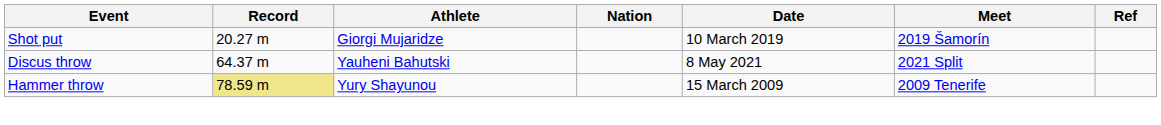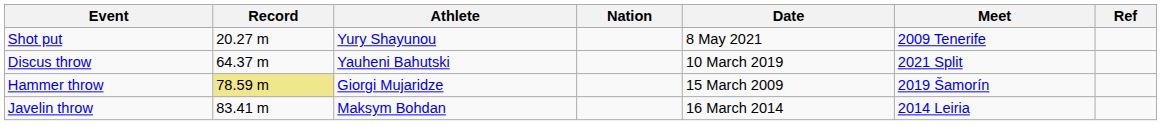(390, 39) Giorgi Mujaridze -> (387, 39) Yury Shayunou
(735, 39) 10 March 2019 -> (724, 39) 8 May 2021
(944, 39) 2019 Šamorín -> (942, 39) 2009 Tenerife
(724, 62) 8 May 2021 -> (735, 62) 10 March 2019
(387, 86) Yury Shayunou -> (390, 86) Giorgi Mujaridze
(942, 86) 2009 Tenerife -> (944, 86) 2019 Šamorín
+ row: (50, 109)
